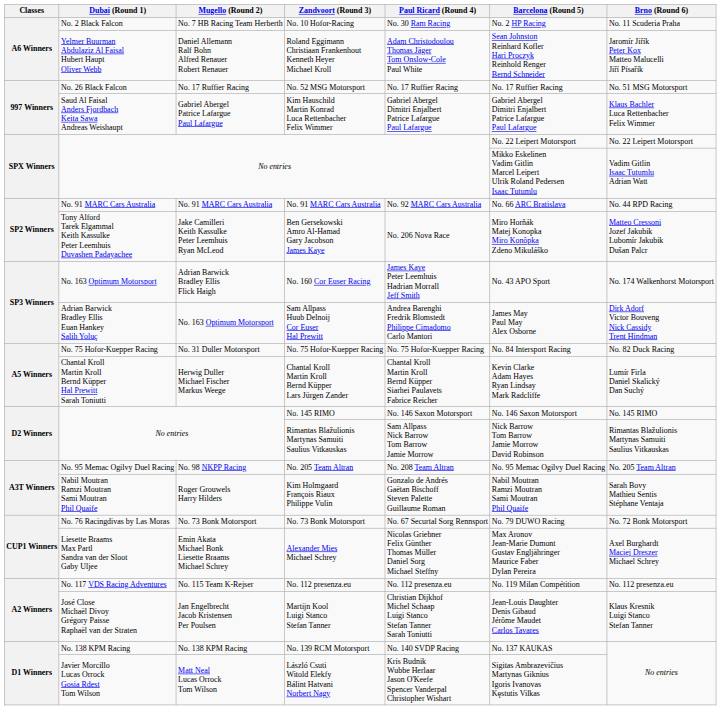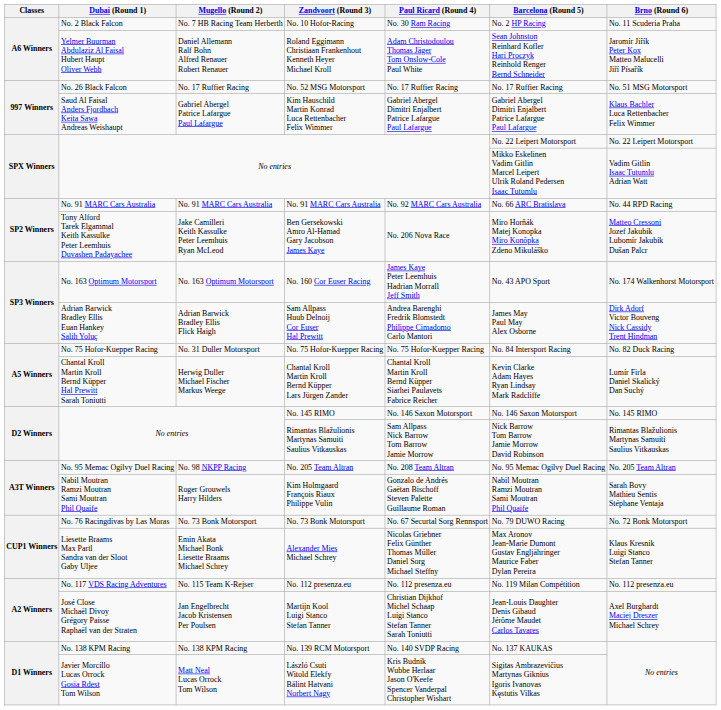(204, 281) Adrian Barwick Bradley Ellis Flick Haigh -> (226, 281) No. 163 Optimum Motorsport
(226, 322) No. 163 Optimum Motorsport -> (204, 322) Adrian Barwick Bradley Ellis Flick Haigh
(634, 553) Axel Burghardt Maciej Dreszer Michael Schrey -> (632, 553) Klaus Kresnik Luigi Stanco Stefan Tanner
(632, 616) Klaus Kresnik Luigi Stanco Stefan Tanner -> (634, 616) Axel Burghardt Maciej Dreszer Michael Schrey
